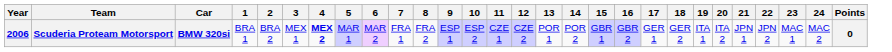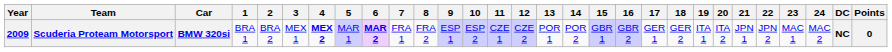+ column: (842, 12)
(18, 33) 2006 -> (18, 33) 2009
(375, 33) normal -> (375, 33) bold
